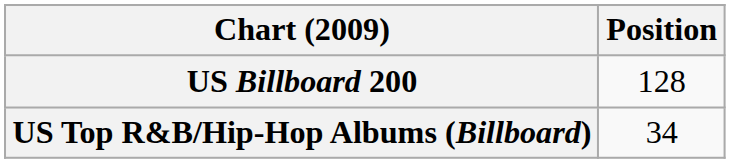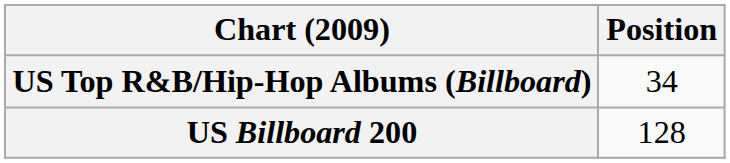rows swapped: (302, 81) <-> (302, 132)
